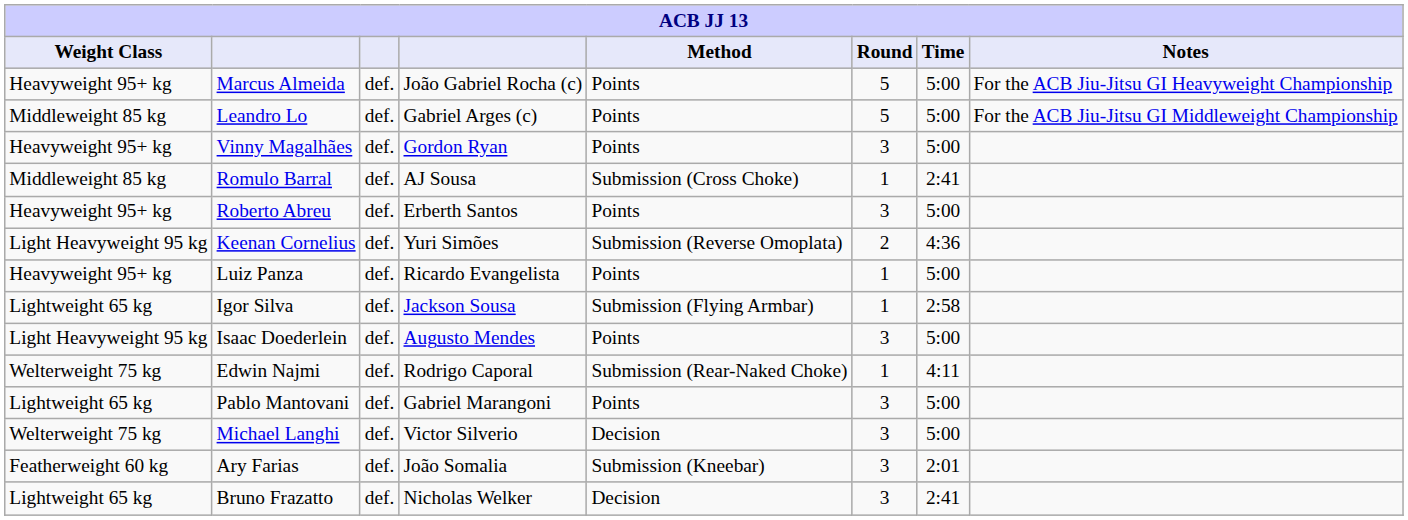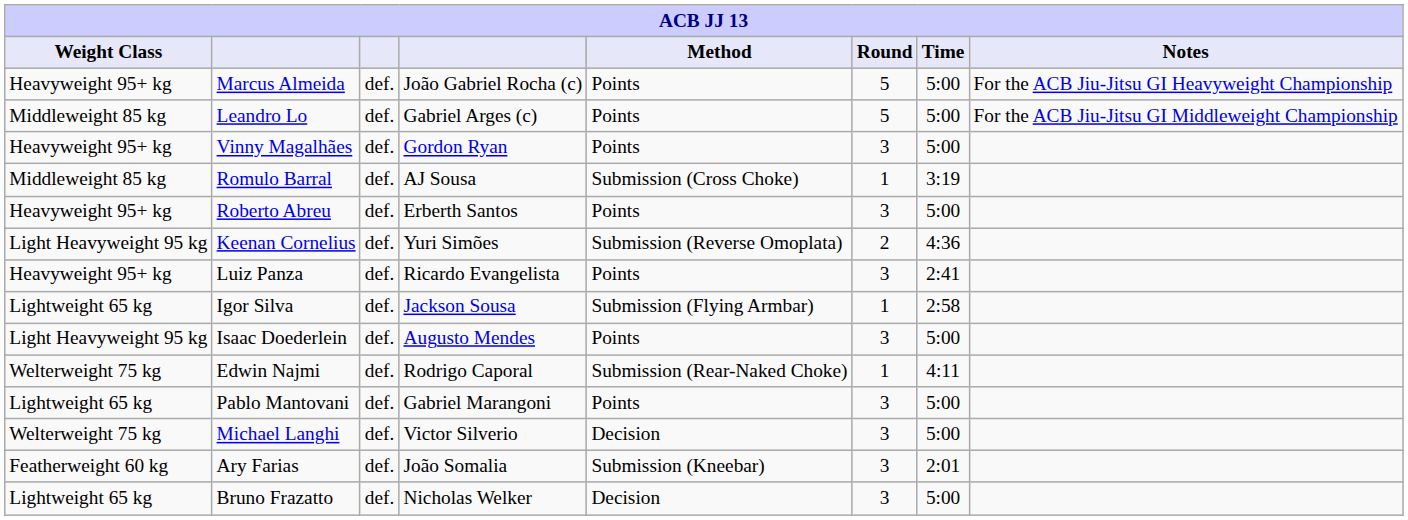(943, 179) 2:41 -> (943, 179) 3:19
(885, 275) 1 -> (885, 275) 3
(943, 275) 5:00 -> (943, 275) 2:41
(943, 497) 2:41 -> (943, 497) 5:00
